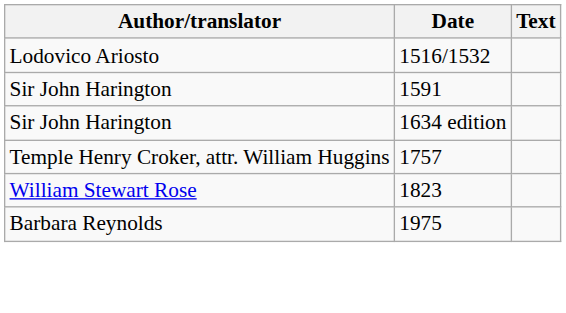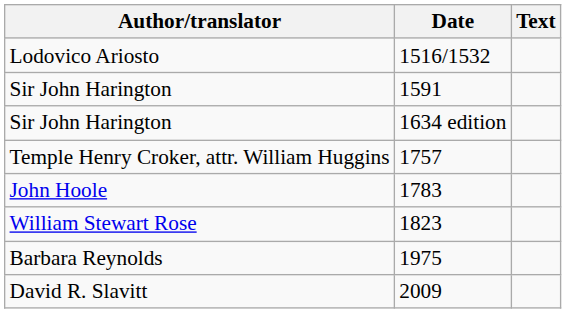+ row: (421, 190)
+ row: (421, 291)
